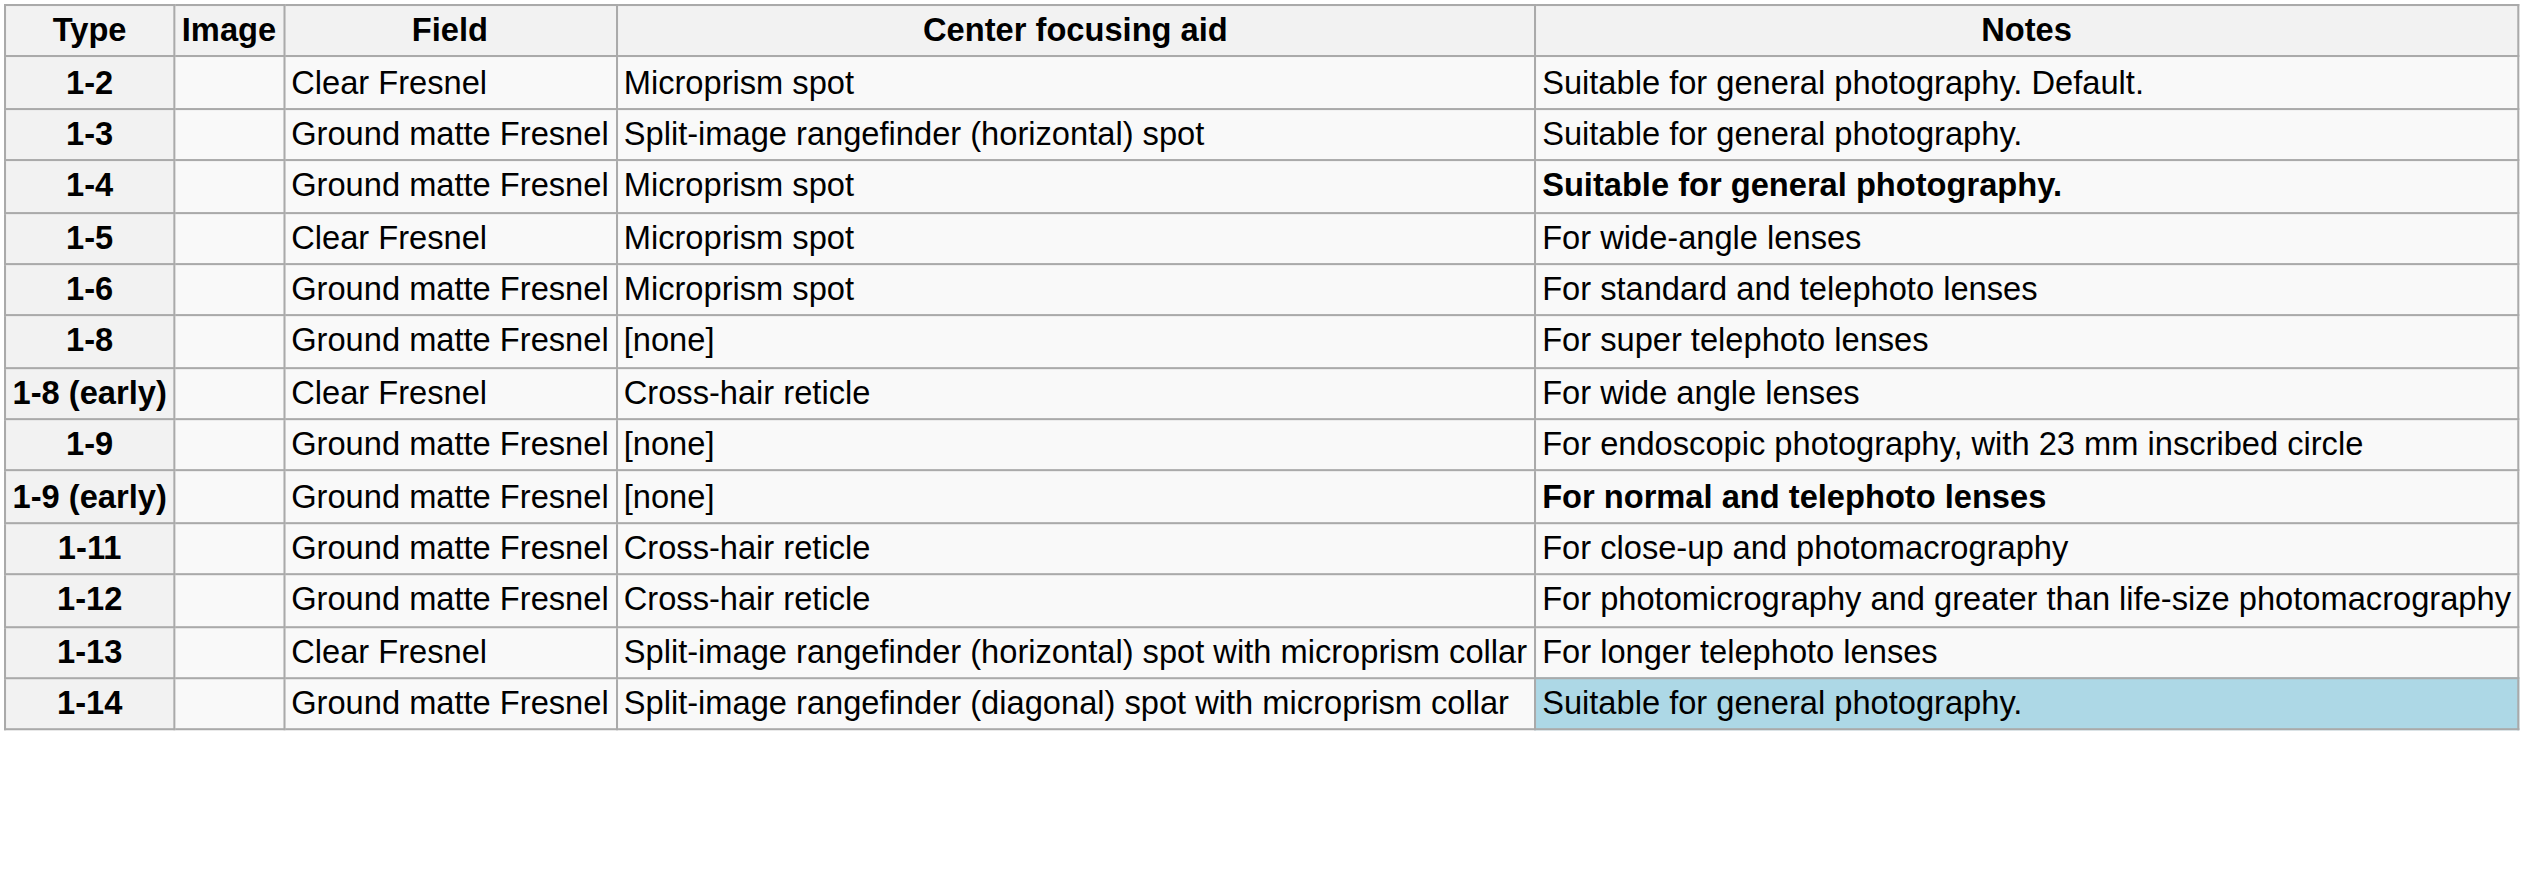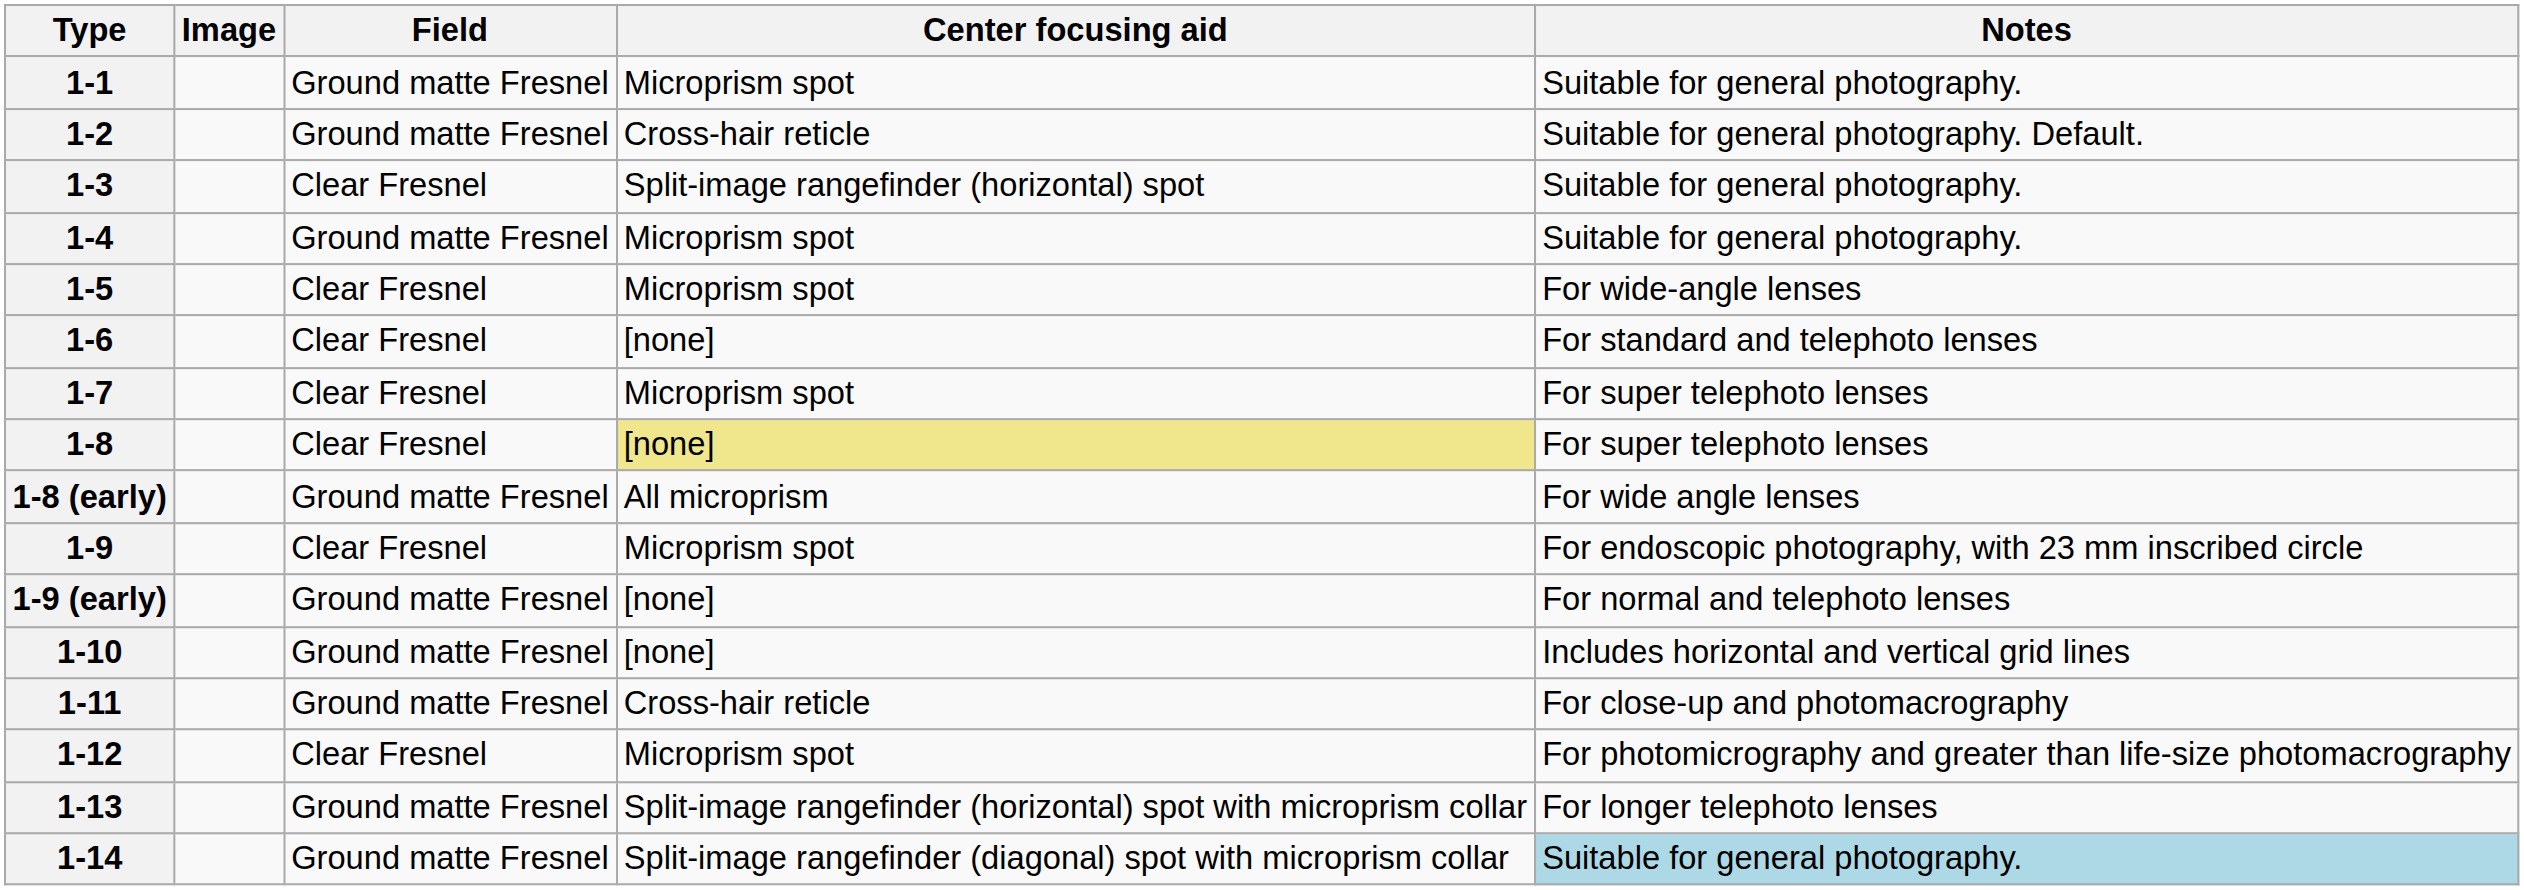+ row: (90, 82)
(389, 82) Clear Fresnel -> (450, 133) Ground matte Fresnel
(739, 82) Microprism spot -> (747, 133) Cross-hair reticle
(450, 133) Ground matte Fresnel -> (389, 185) Clear Fresnel
(1802, 185) bold -> (1782, 237) normal
(450, 289) Ground matte Fresnel -> (389, 340) Clear Fresnel
(739, 289) Microprism spot -> (669, 340) [none]
+ row: (90, 392)
(450, 340) Ground matte Fresnel -> (389, 444) Clear Fresnel
(669, 340) no background -> (669, 444) khaki background
(389, 392) Clear Fresnel -> (450, 496) Ground matte Fresnel
(747, 392) Cross-hair reticle -> (726, 496) All microprism
(450, 444) Ground matte Fresnel -> (389, 548) Clear Fresnel
(669, 444) [none] -> (739, 548) Microprism spot
(1794, 496) bold -> (1776, 599) normal
+ row: (90, 651)
(450, 599) Ground matte Fresnel -> (389, 755) Clear Fresnel
(747, 599) Cross-hair reticle -> (739, 755) Microprism spot
(389, 651) Clear Fresnel -> (450, 806) Ground matte Fresnel
